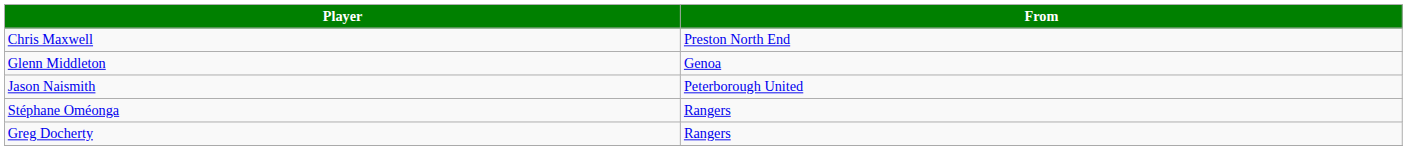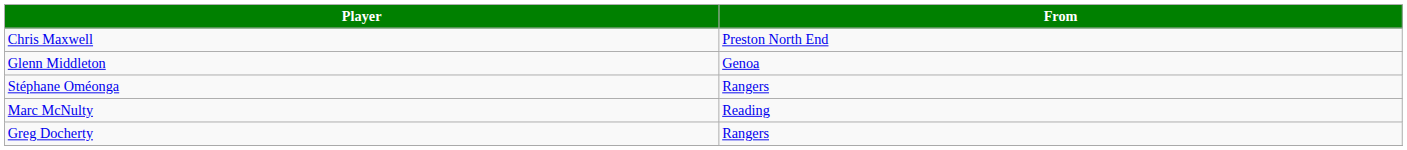- row: (52, 87)
+ row: (50, 110)
